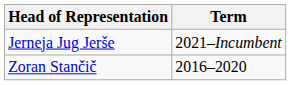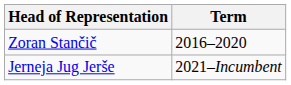rows swapped: (52, 67) <-> (61, 42)
